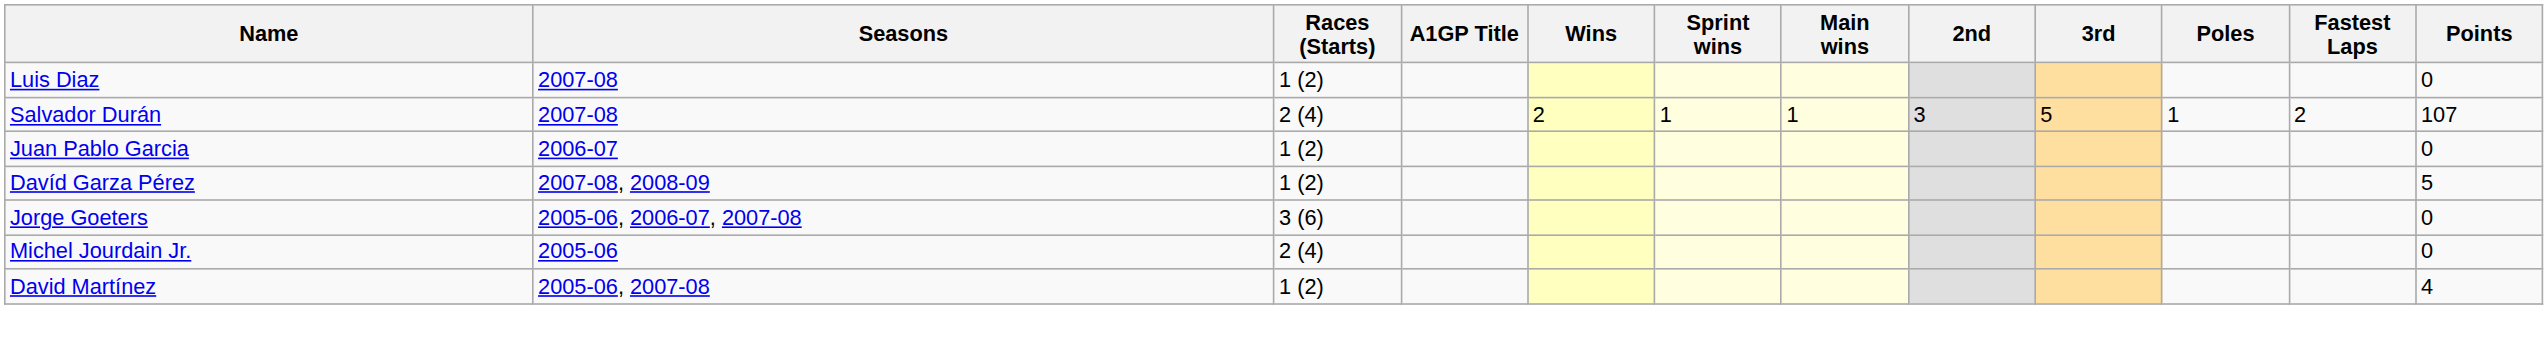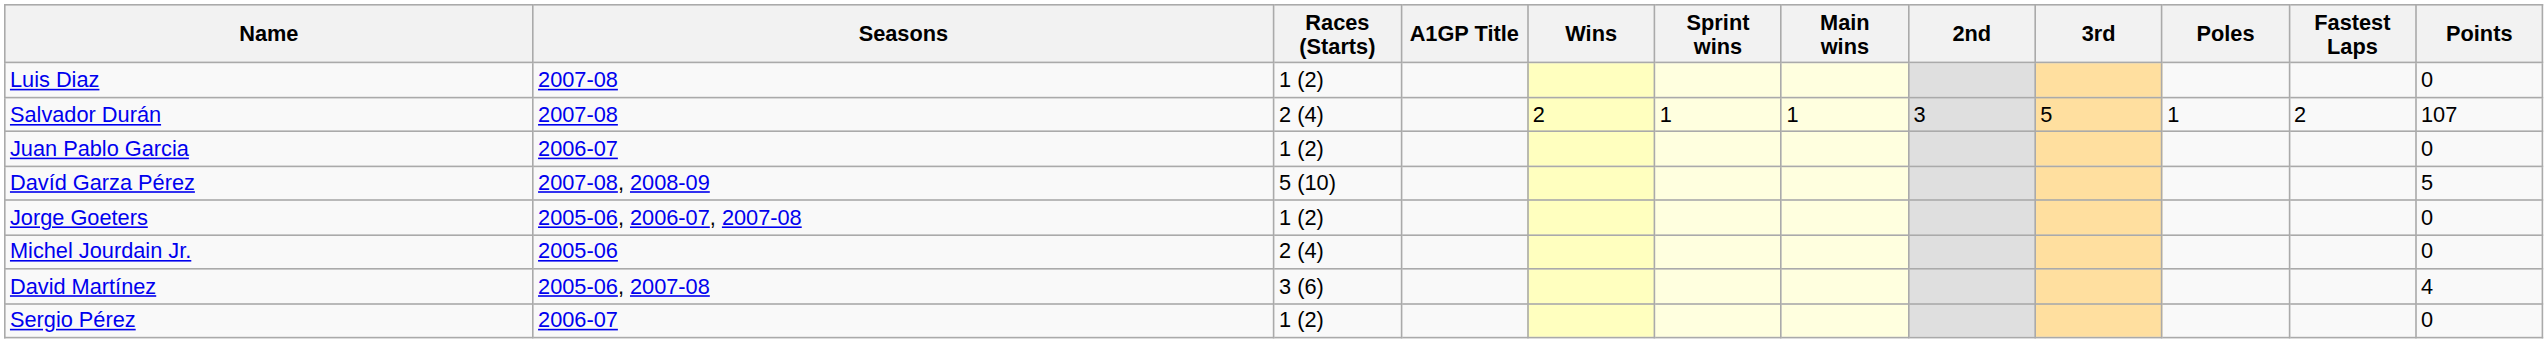(1301, 183) 1 (2) -> (1308, 183) 5 (10)
(1301, 217) 3 (6) -> (1301, 217) 1 (2)
(1301, 286) 1 (2) -> (1301, 286) 3 (6)
+ row: (73, 320)
